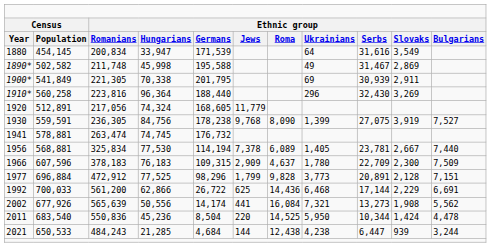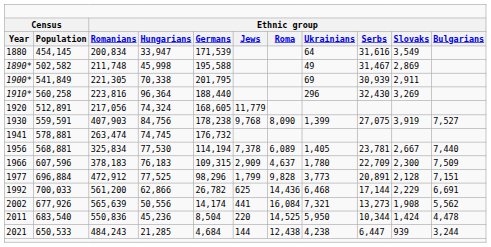(109, 121) 236,305 -> (109, 121) 407,903
(211, 190) 26,722 -> (211, 190) 26,782
